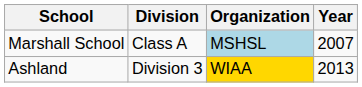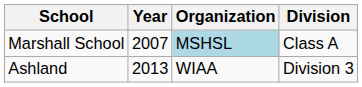columns swapped: (336, 17) <-> (167, 17)
(231, 69) gold background -> (197, 69) no background
